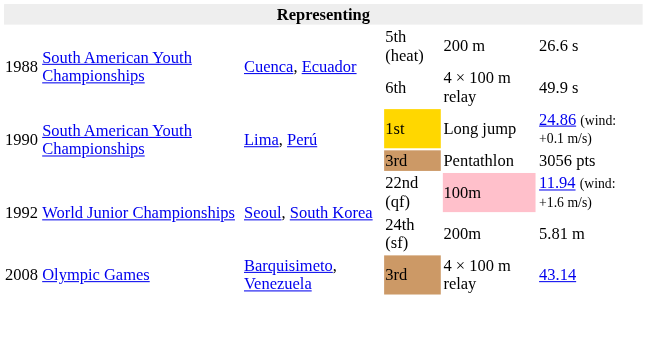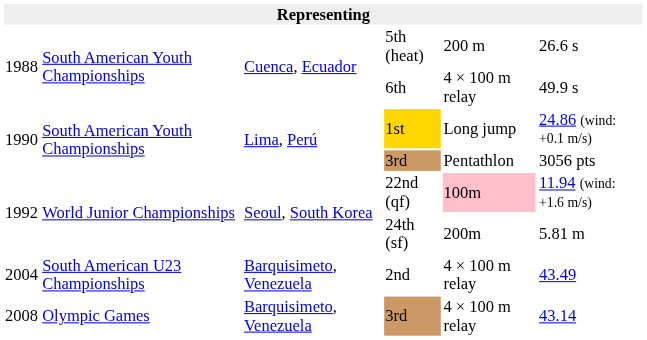+ row: (22, 274)
